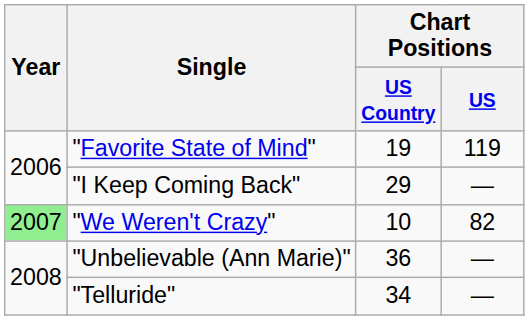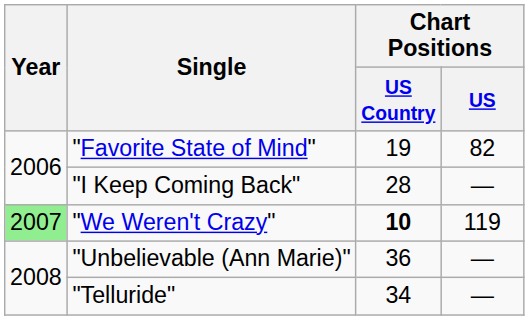(482, 148) 119 -> (482, 148) 82
(398, 185) 29 -> (398, 185) 28
(398, 222) normal -> (398, 222) bold
(482, 222) 82 -> (482, 222) 119
